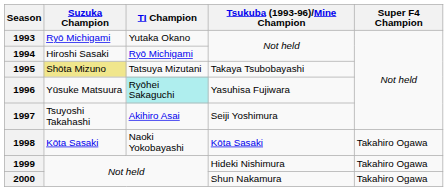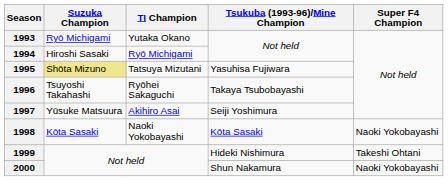(257, 69) Takaya Tsubobayashi -> (250, 69) Yasuhisa Fujiwara
(84, 90) Yūsuke Matsuura -> (68, 90) Tsuyoshi Takahashi
(151, 90) paleturquoise background -> (151, 90) no background
(250, 90) Yasuhisa Fujiwara -> (257, 90) Takaya Tsubobayashi
(68, 116) Tsuyoshi Takahashi -> (84, 110) Yūsuke Matsuura
(392, 142) Takahiro Ogawa -> (397, 131) Naoki Yokobayashi
(392, 163) Takahiro Ogawa -> (388, 152) Takeshi Ohtani
(392, 178) Takahiro Ogawa -> (397, 168) Naoki Yokobayashi
